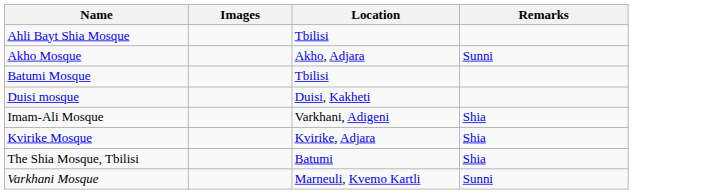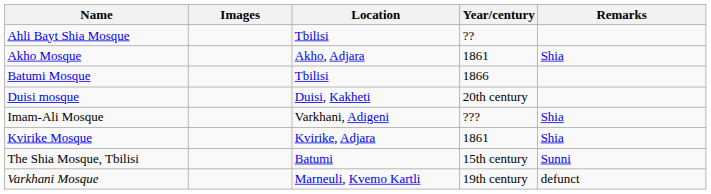+ column: (499, 14)
(478, 55) Sunni -> (552, 55) Shia
(474, 158) Shia -> (556, 158) Sunni
(478, 179) Sunni -> (560, 179) defunct
